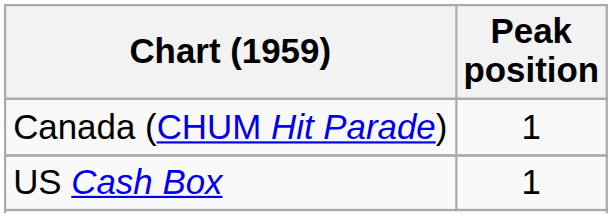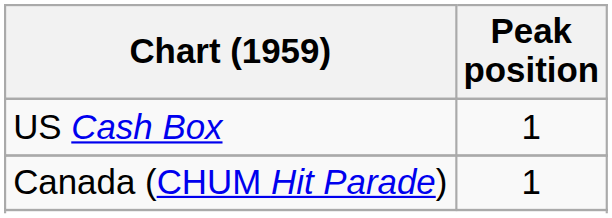rows swapped: (230, 126) <-> (118, 182)
